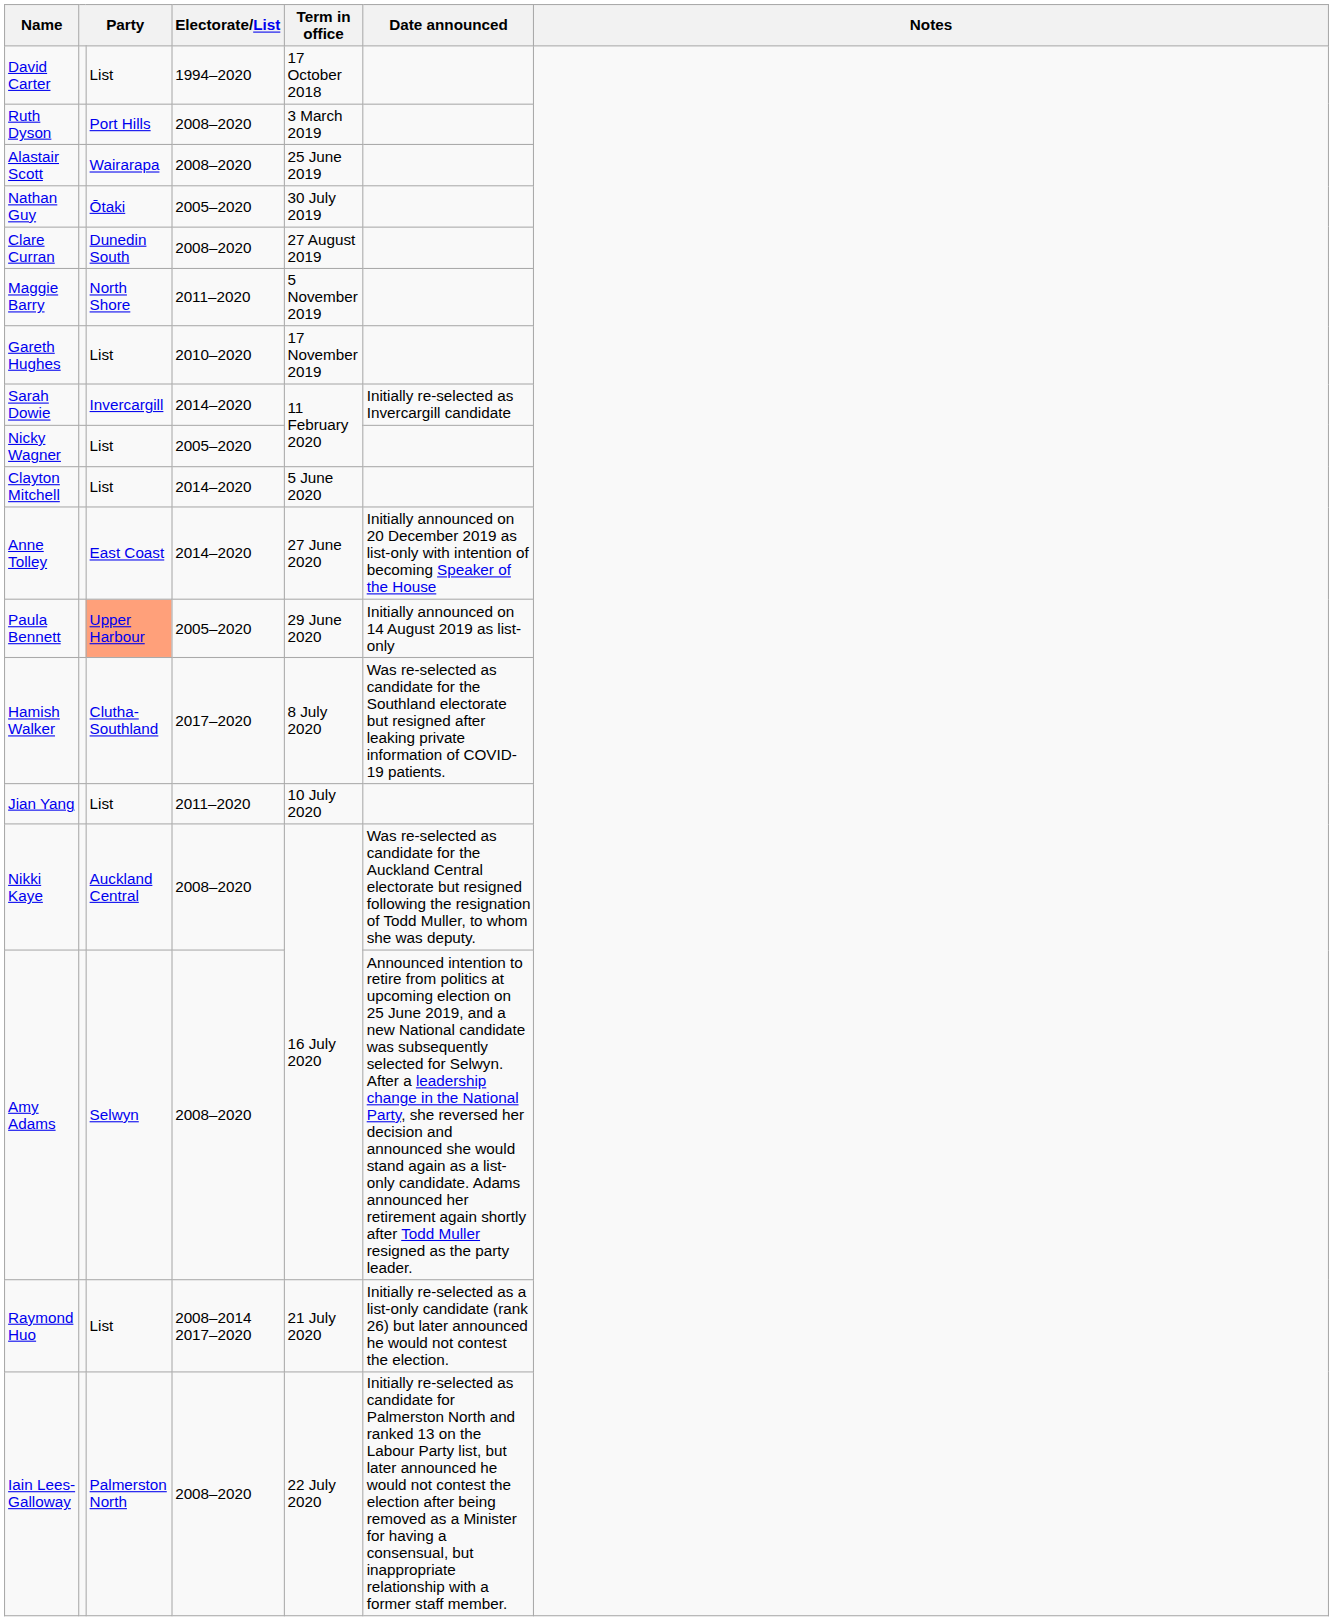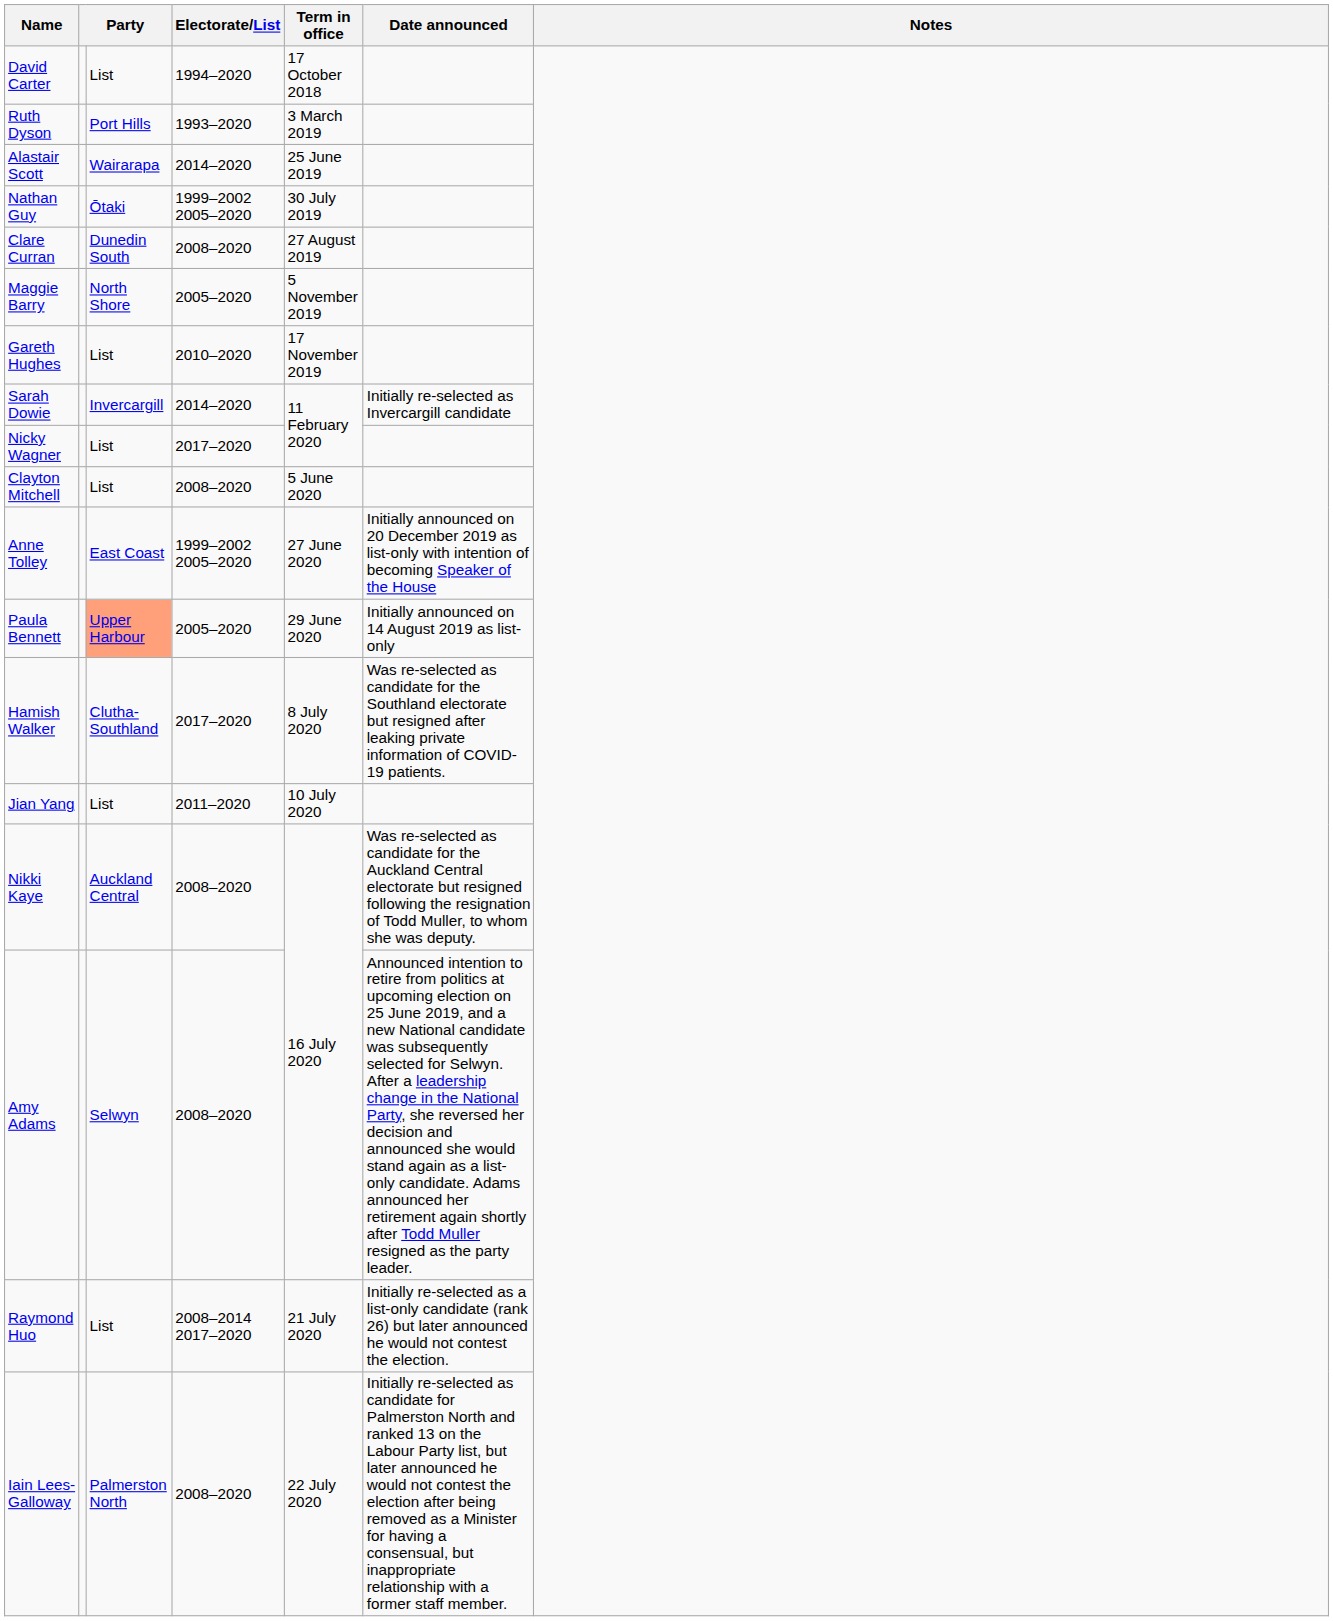(213, 125) 2008–2020 -> (213, 125) 1993–2020
(213, 166) 2008–2020 -> (213, 166) 2014–2020
(213, 207) 2005–2020 -> (213, 207) 1999–2002 2005–2020
(213, 297) 2011–2020 -> (213, 297) 2005–2020
(213, 446) 2005–2020 -> (213, 446) 2017–2020
(213, 487) 2014–2020 -> (213, 487) 2008–2020
(213, 554) 2014–2020 -> (213, 554) 1999–2002 2005–2020
